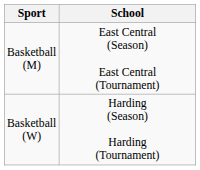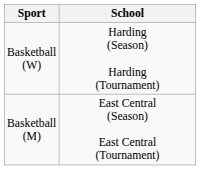rows swapped: (32, 58) <-> (32, 129)
